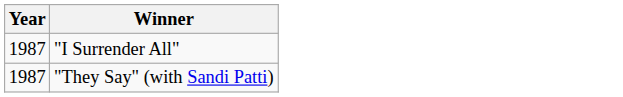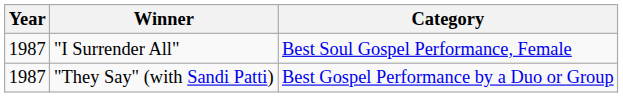+ column: (448, 19)
